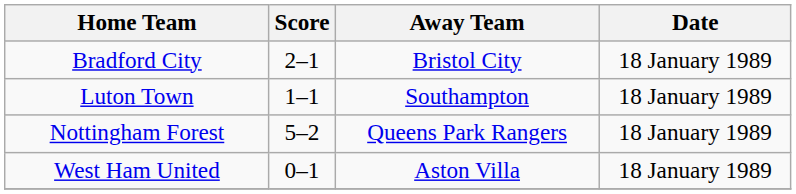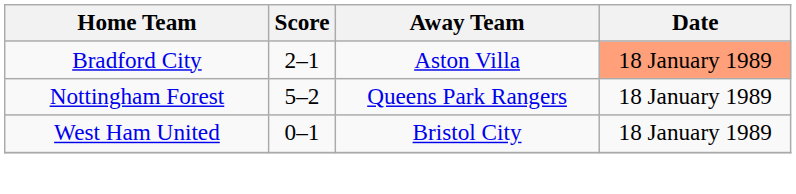(467, 59) Bristol City -> (467, 59) Aston Villa
(695, 59) no background -> (695, 59) lightsalmon background
- row: (137, 96)
(467, 170) Aston Villa -> (467, 133) Bristol City
